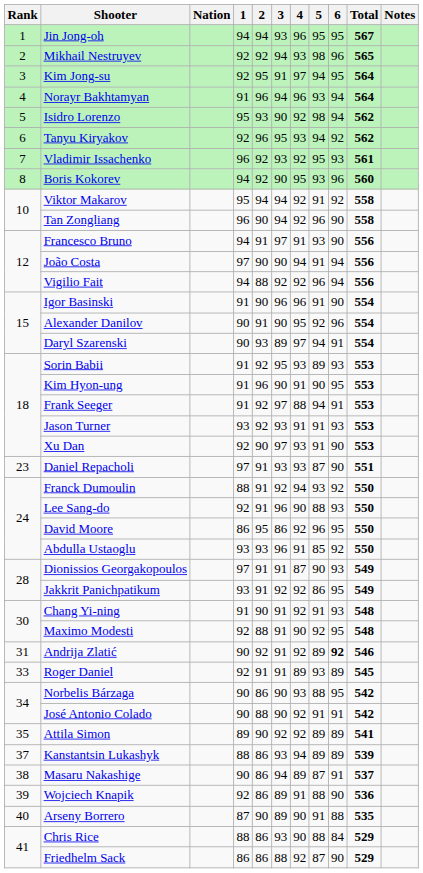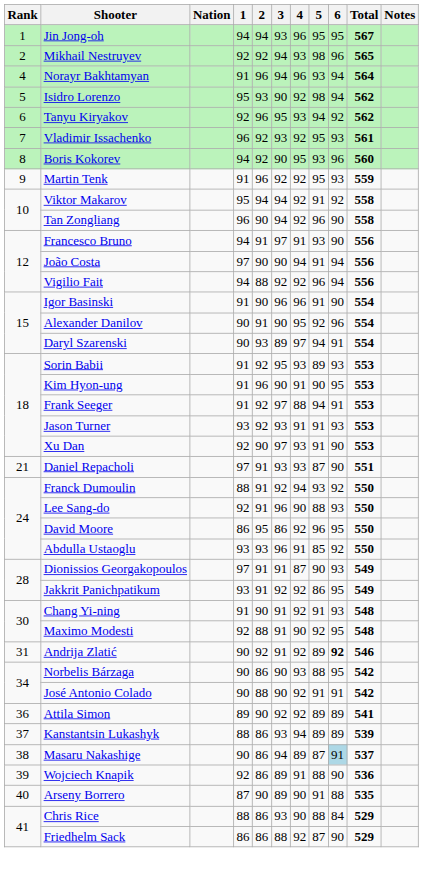- row: (77, 76)
+ row: (76, 179)
(23, 466) 23 -> (23, 466) 21
- row: (78, 672)
(23, 734) 35 -> (23, 713) 36
(338, 775) no background -> (338, 754) lightblue background
